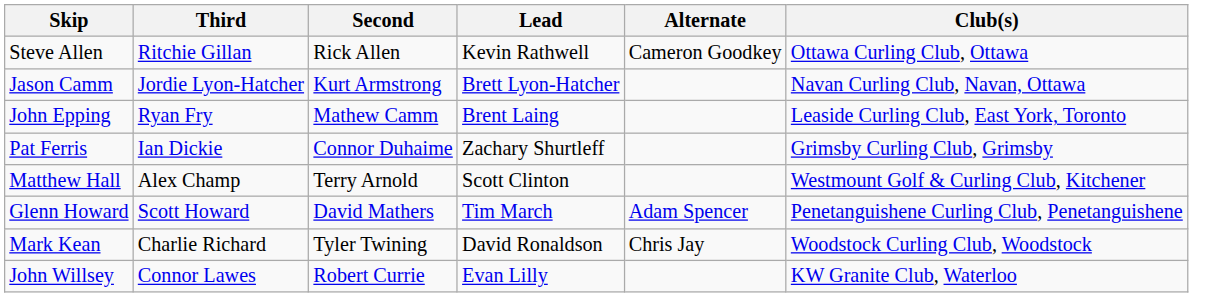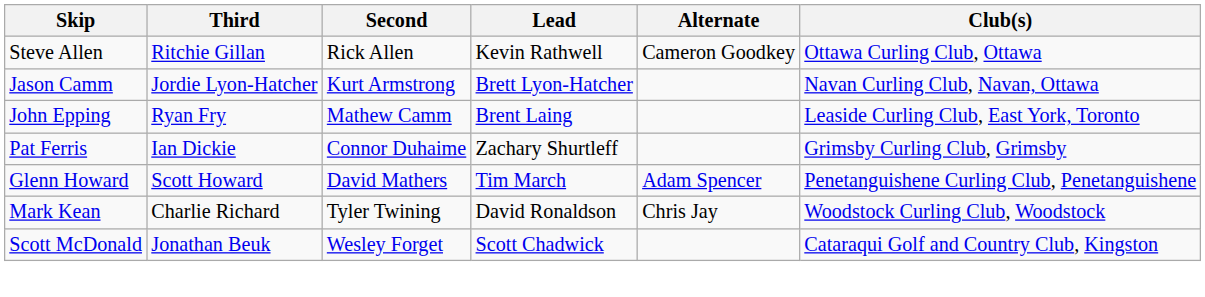- row: (65, 180)
+ row: (76, 244)
- row: (62, 276)
